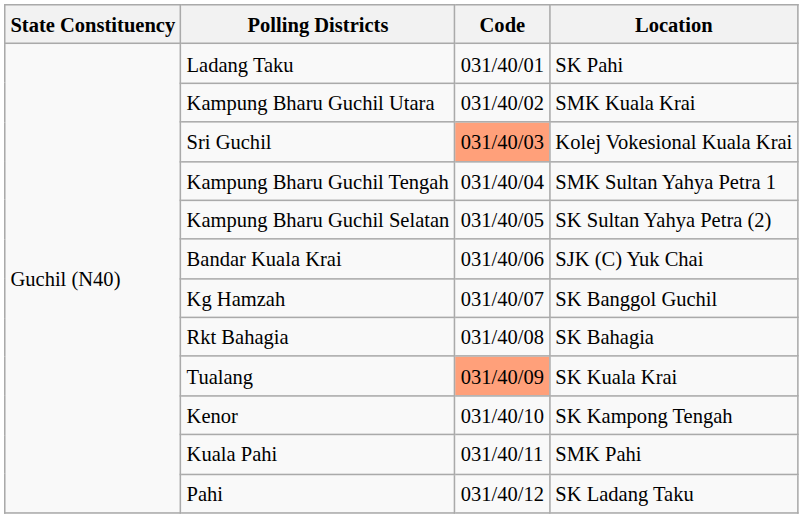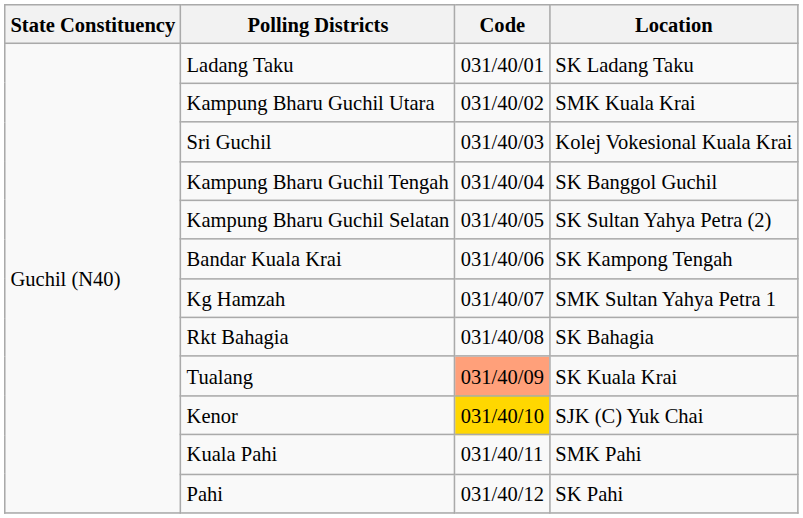(589, 64) SK Pahi -> (625, 64) SK Ladang Taku
(502, 142) lightsalmon background -> (502, 142) no background
(666, 181) SMK Sultan Yahya Petra 1 -> (636, 181) SK Banggol Guchil
(629, 260) SJK (C) Yuk Chai -> (644, 260) SK Kampong Tengah
(636, 299) SK Banggol Guchil -> (666, 299) SMK Sultan Yahya Petra 1
(502, 416) no background -> (502, 416) gold background
(644, 416) SK Kampong Tengah -> (629, 416) SJK (C) Yuk Chai
(625, 494) SK Ladang Taku -> (589, 494) SK Pahi
